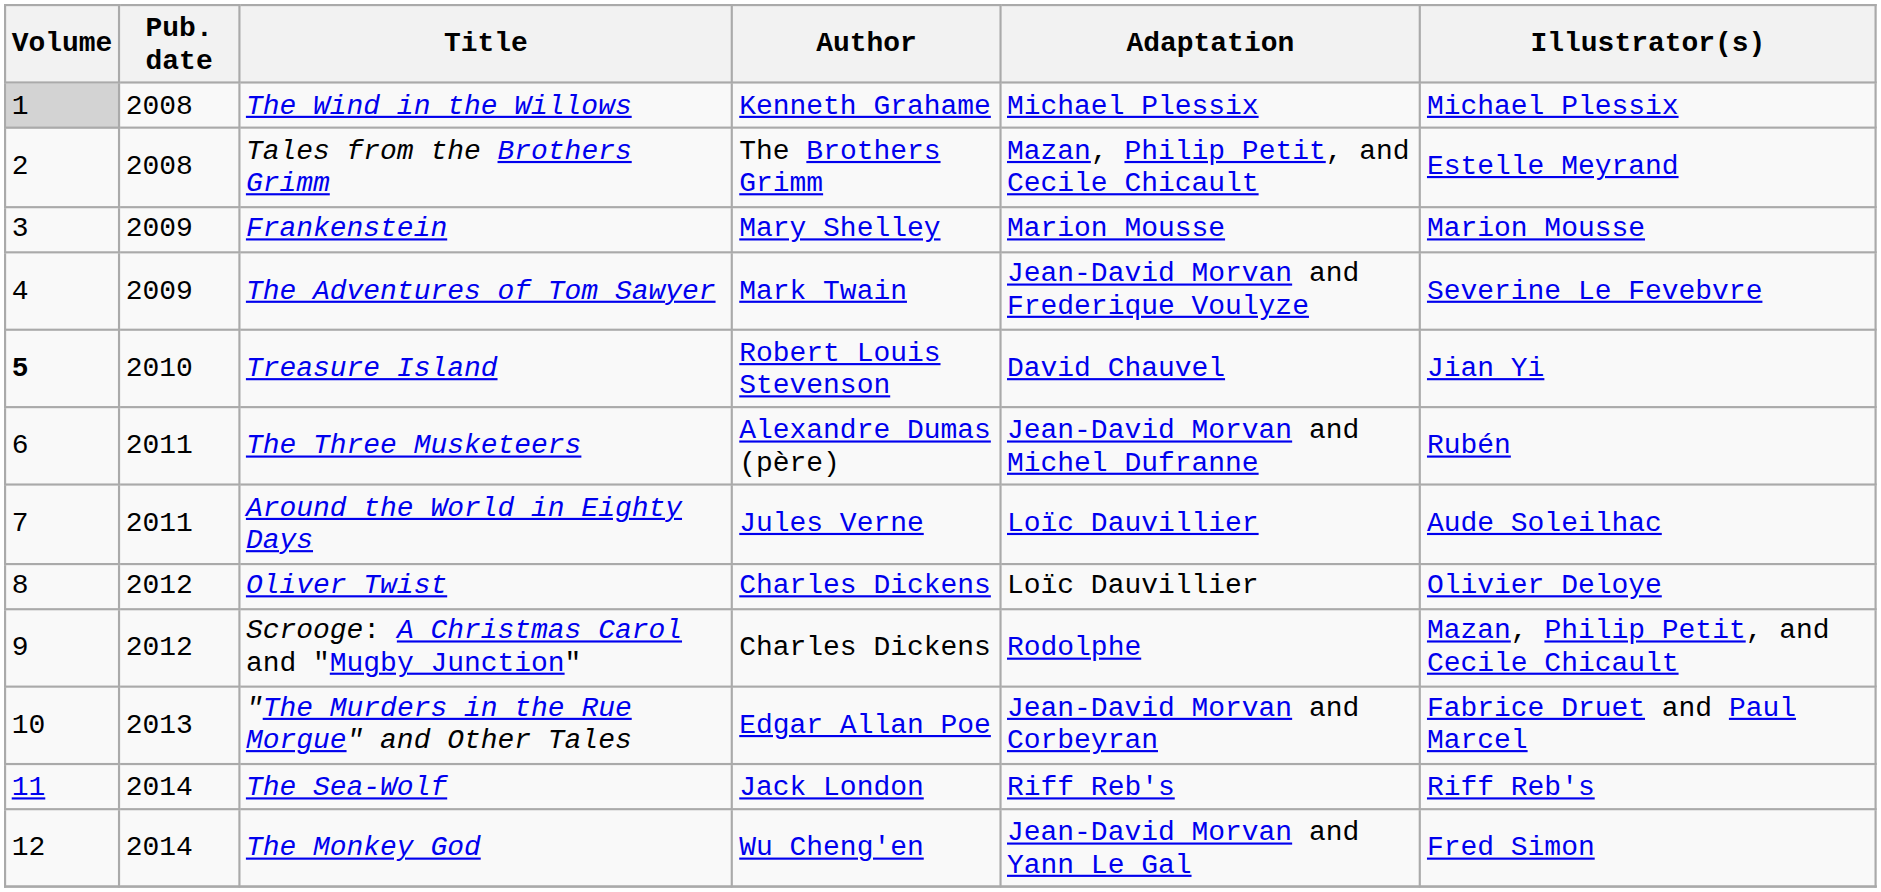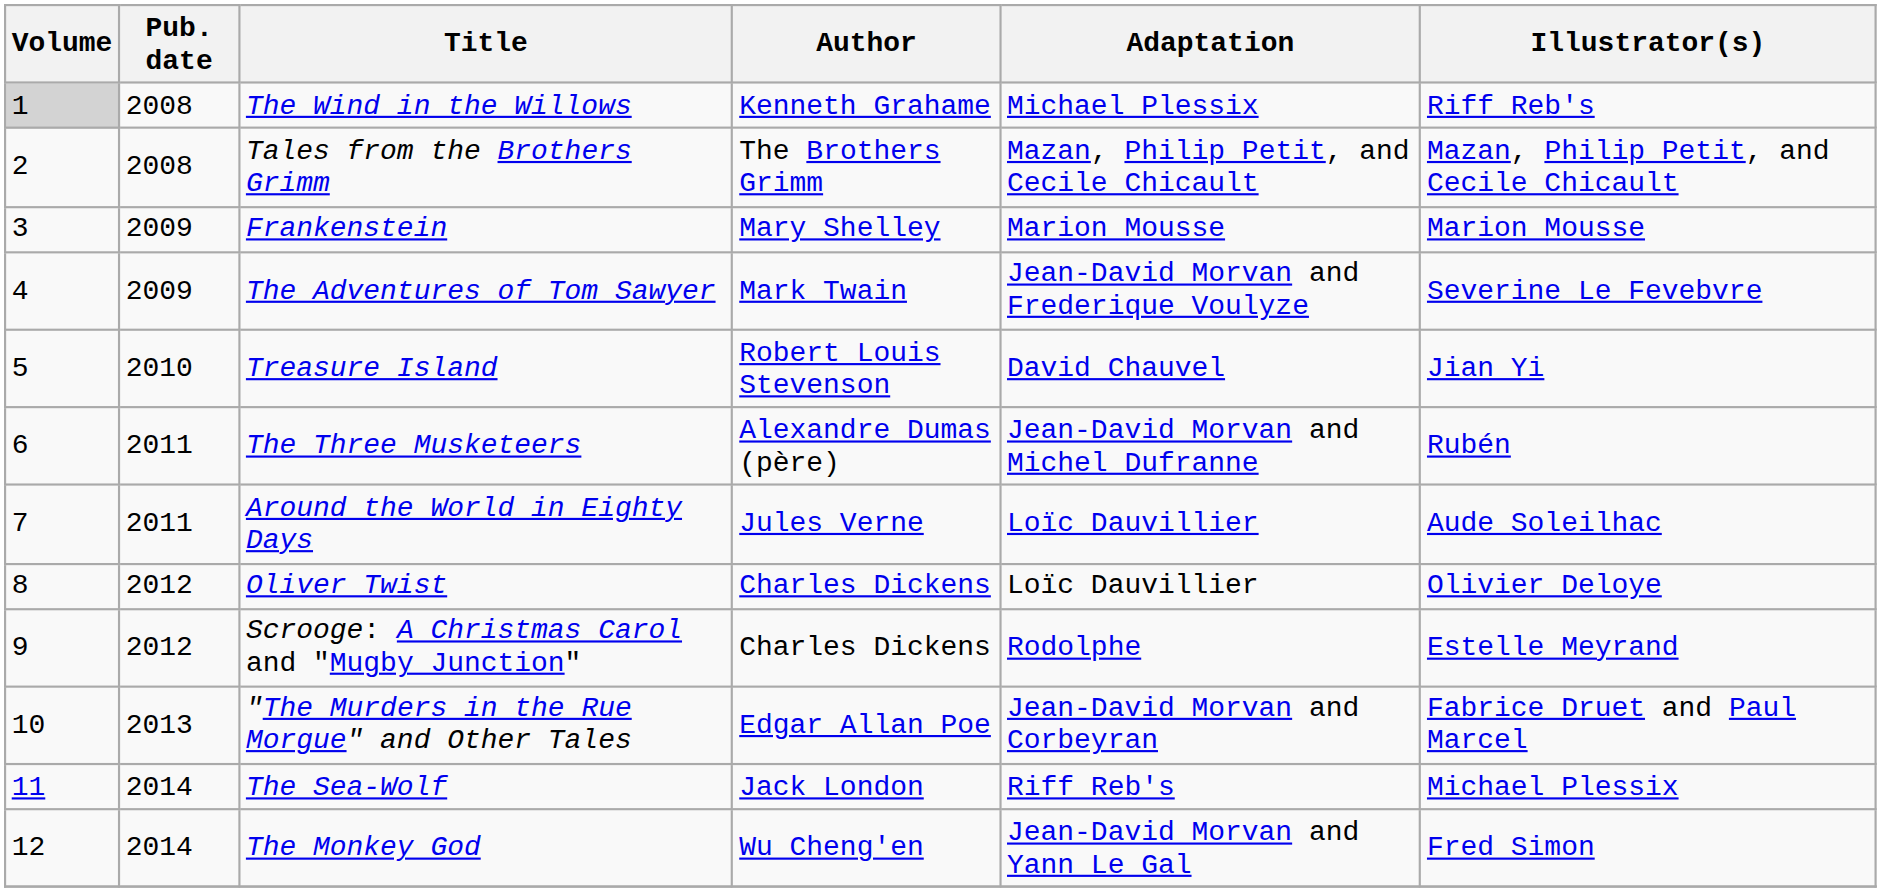(1553, 106) Michael Plessix -> (1511, 106) Riff Reb's
(1553, 167) Estelle Meyrand -> (1628, 167) Mazan, Philip Petit, and Cecile Chicault
(20, 368) bold -> (20, 368) normal
(1628, 647) Mazan, Philip Petit, and Cecile Chicault -> (1553, 647) Estelle Meyrand
(1511, 787) Riff Reb's -> (1553, 787) Michael Plessix
